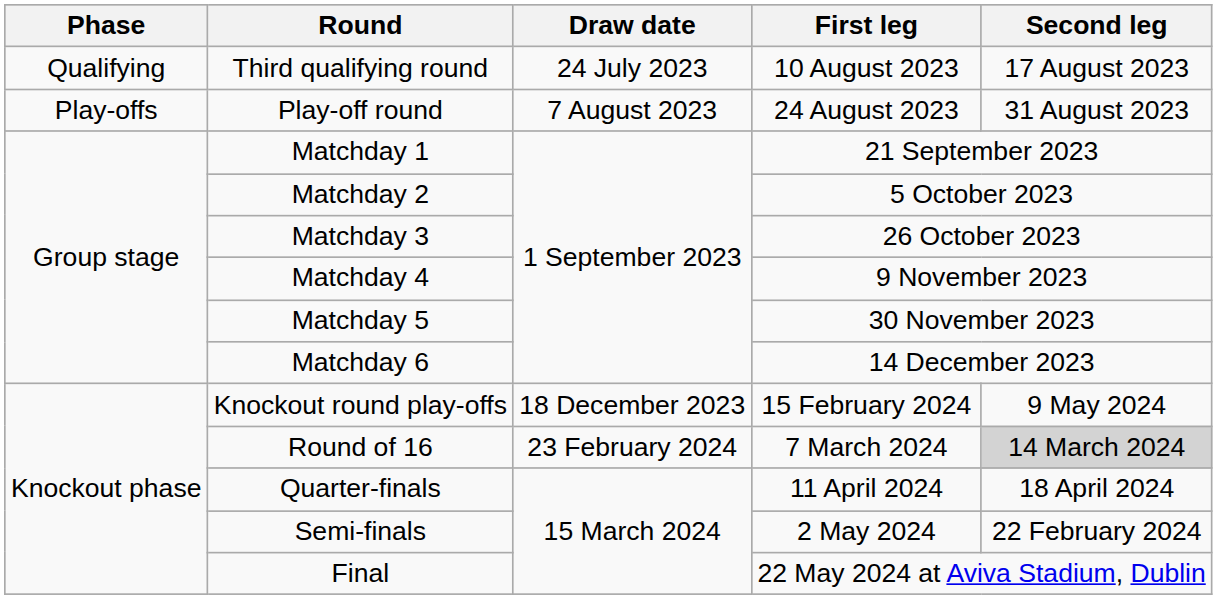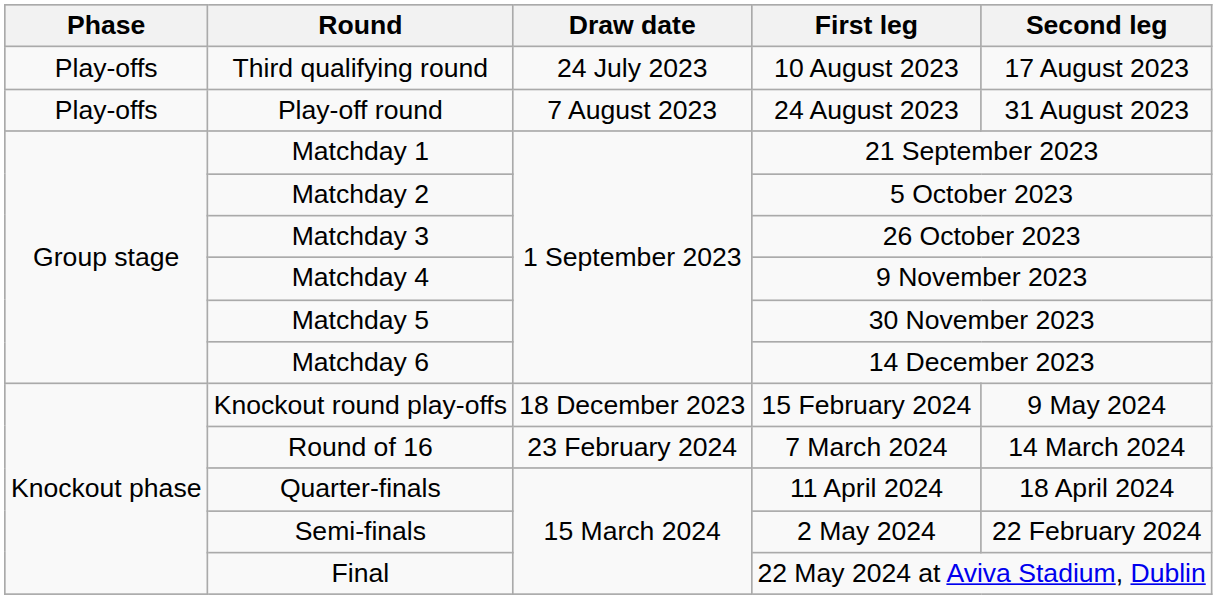(106, 67) Qualifying -> (106, 67) Play-offs
(1097, 446) lightgrey background -> (1097, 446) no background
